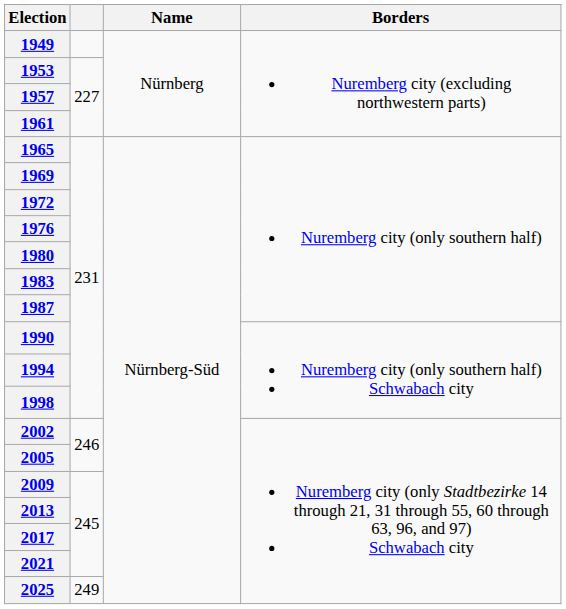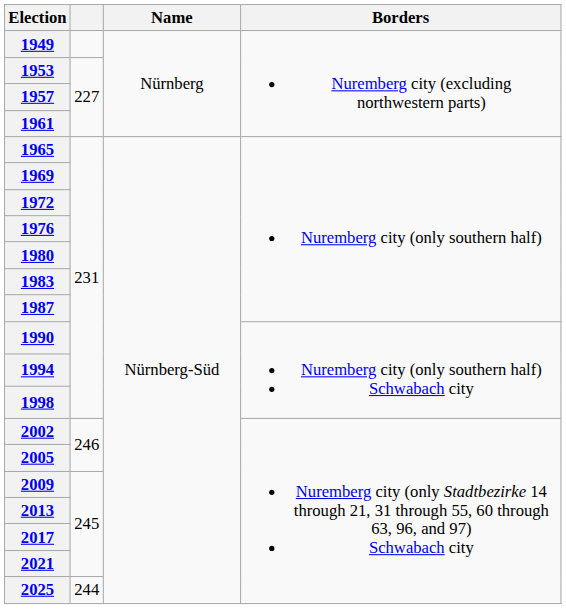(87, 589) 249 -> (87, 589) 244
